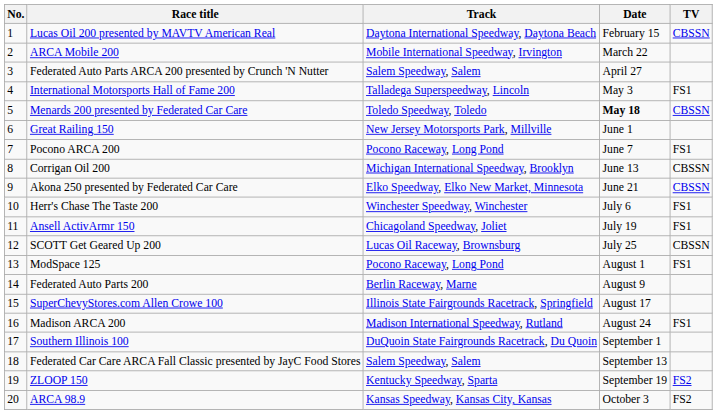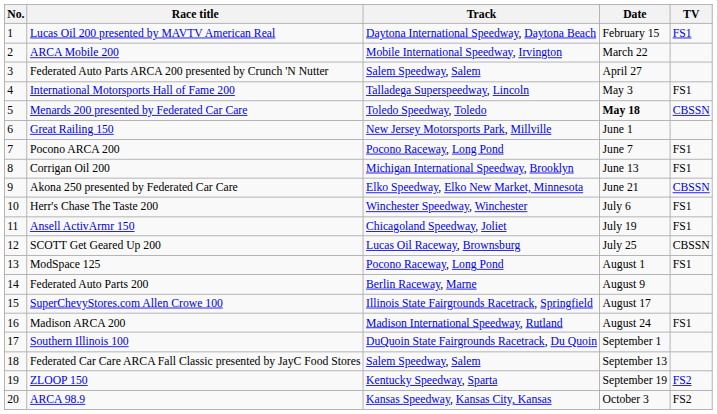(691, 33) CBSSN -> (682, 33) FS1
(691, 168) CBSSN -> (682, 168) FS1
